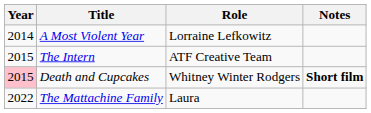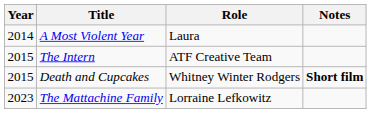(220, 35) Lorraine Lefkowitz -> (184, 35) Laura
(21, 77) pink background -> (21, 77) no background
(21, 98) 2022 -> (21, 98) 2023
(184, 98) Laura -> (220, 98) Lorraine Lefkowitz
